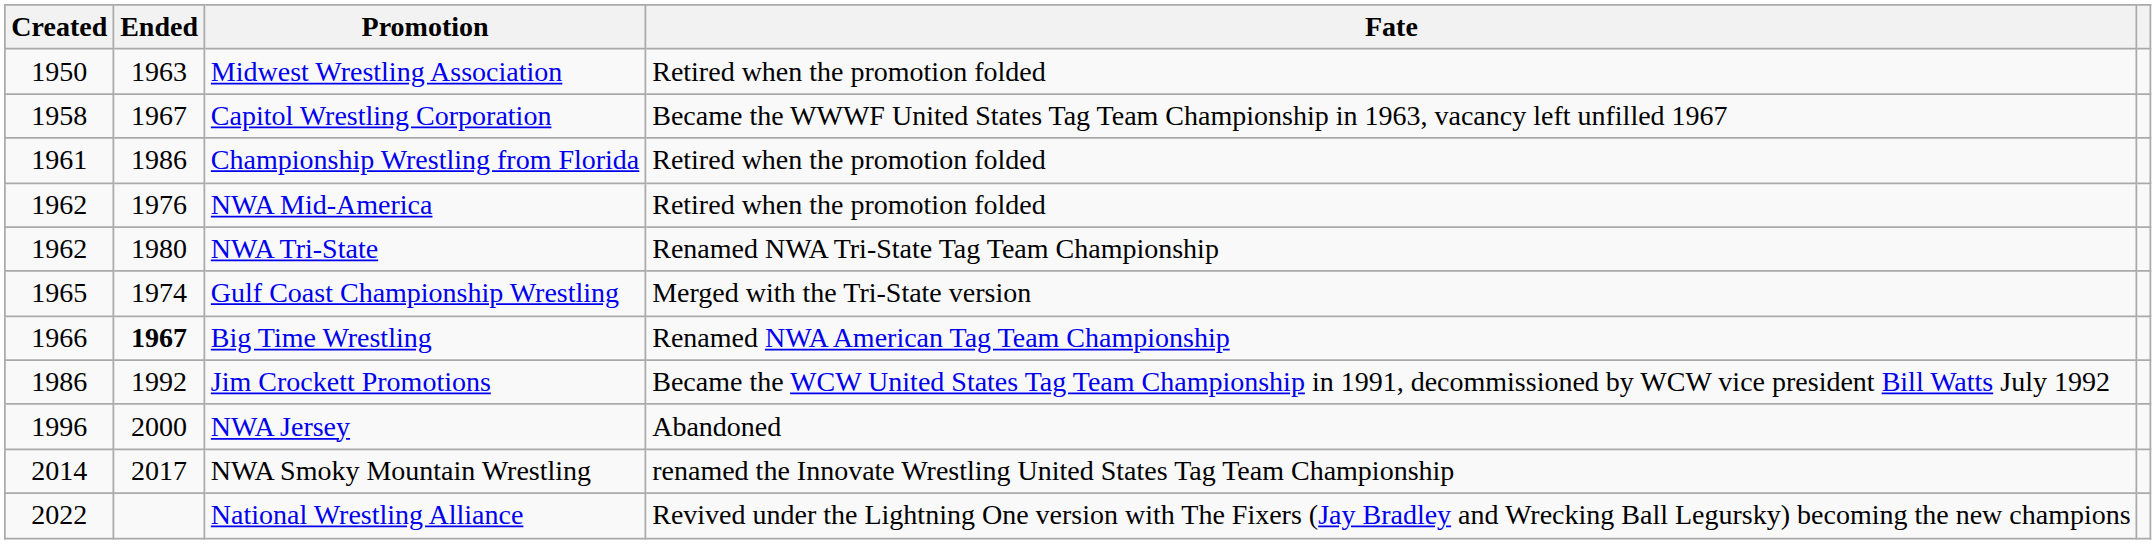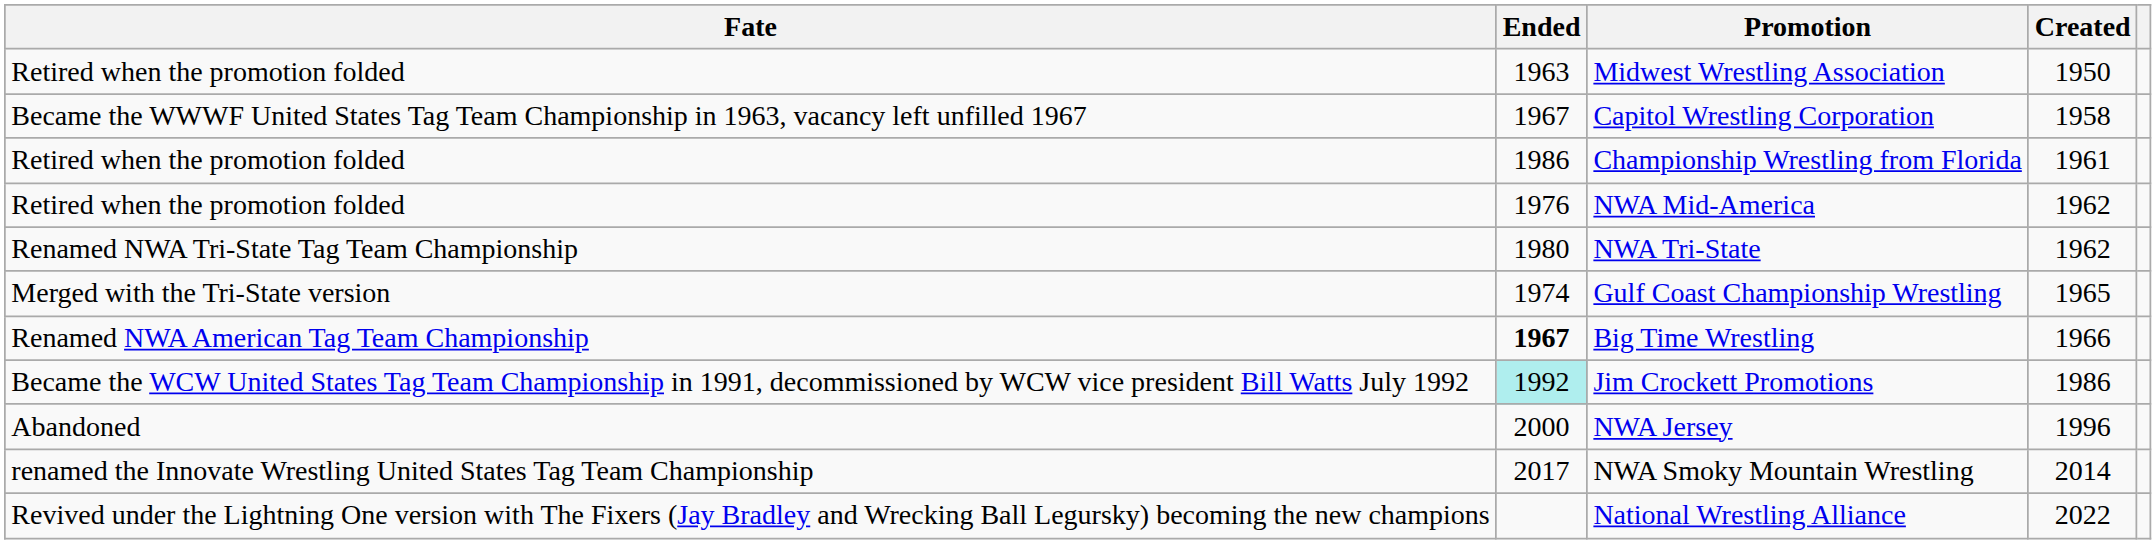columns swapped: (59, 26) <-> (1391, 26)
(159, 381) no background -> (1542, 381) paleturquoise background
